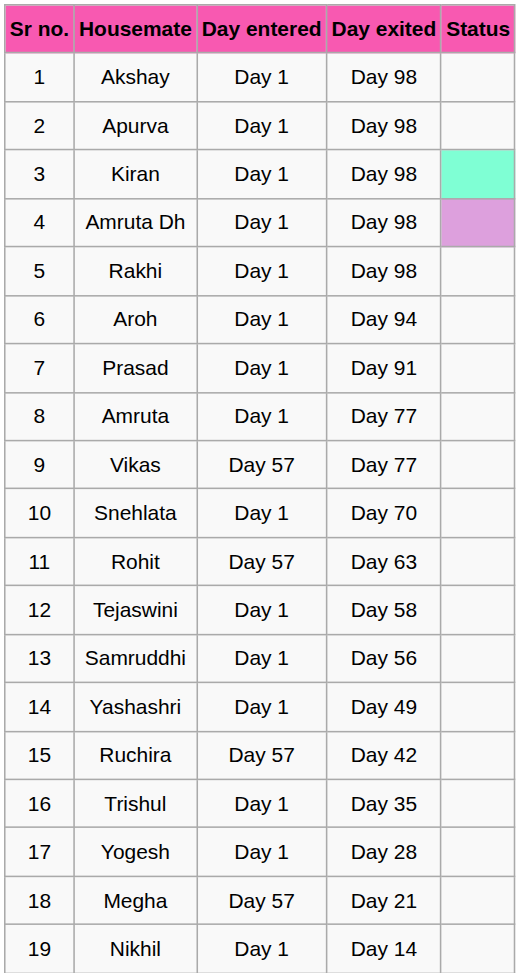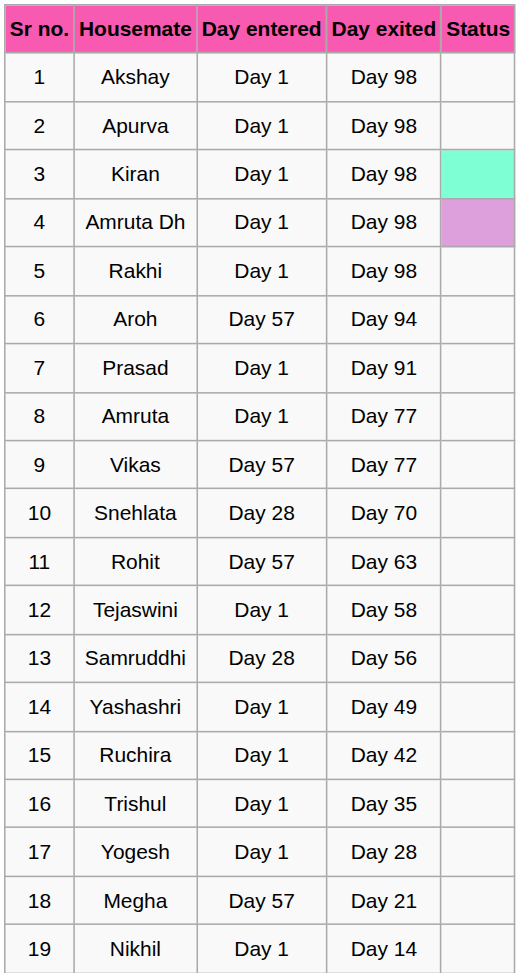(262, 319) Day 1 -> (262, 319) Day 57
(262, 513) Day 1 -> (262, 513) Day 28
(262, 658) Day 1 -> (262, 658) Day 28
(262, 755) Day 57 -> (262, 755) Day 1
